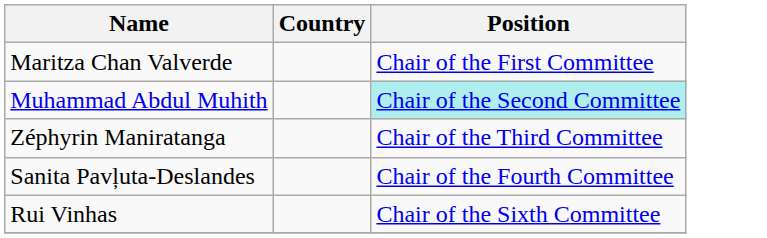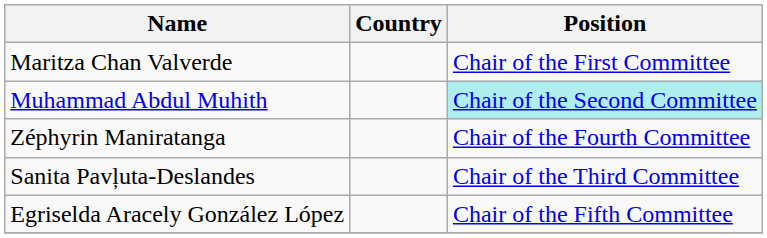(520, 137) Chair of the Third Committee -> (602, 137) Chair of the Fourth Committee
(525, 175) Chair of the Fourth Committee -> (596, 175) Chair of the Third Committee
+ row: (177, 213)
- row: (64, 213)
